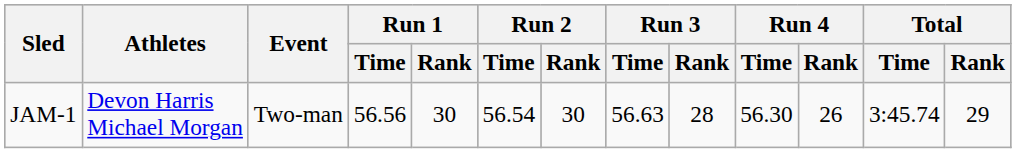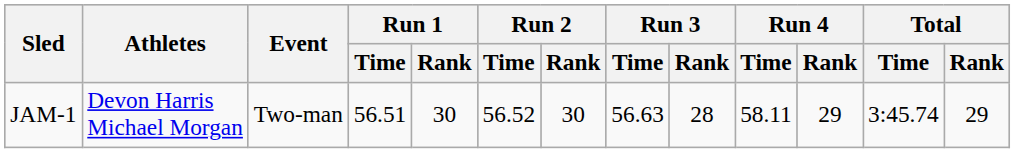(380, 114) 56.56 -> (380, 114) 56.51
(509, 114) 56.54 -> (509, 114) 56.52
(766, 114) 56.30 -> (766, 114) 58.11
(831, 114) 26 -> (830, 114) 29
